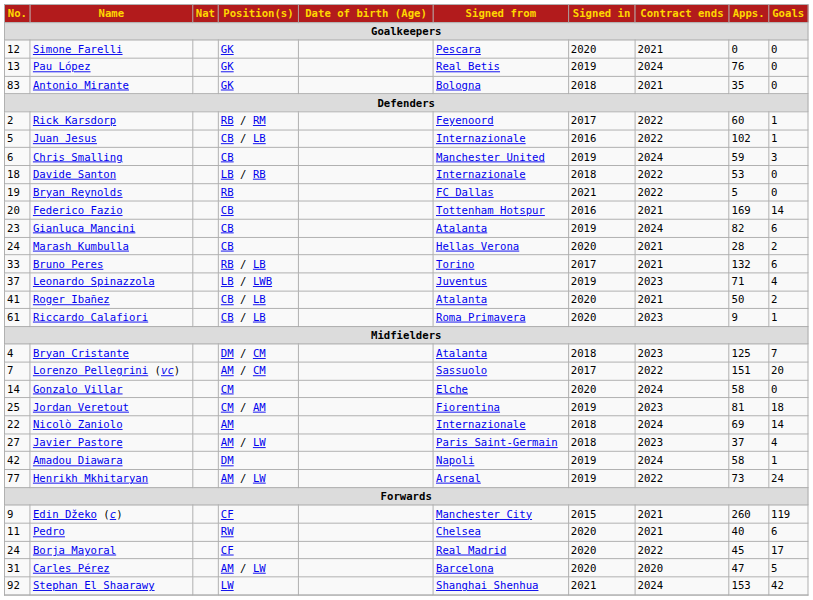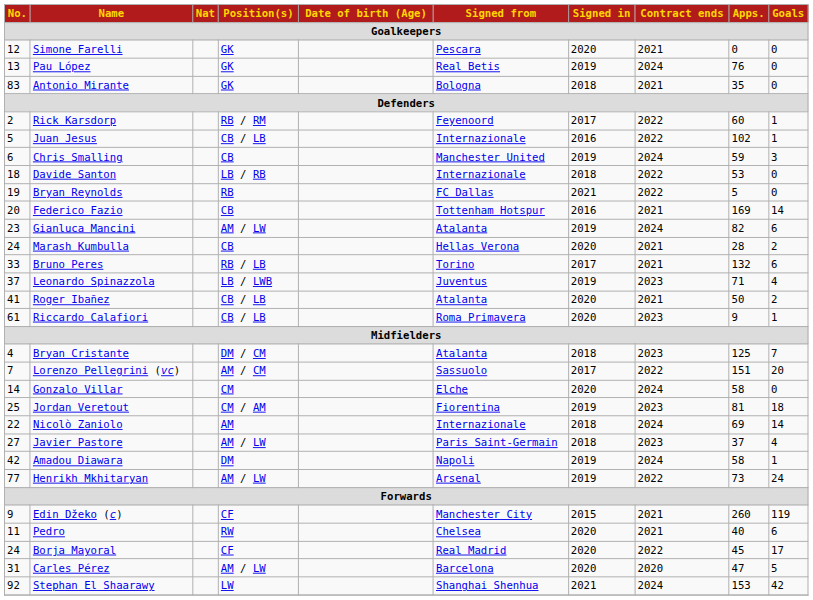(227, 228) CB -> (243, 228) AM / LW
